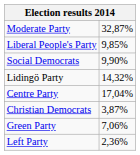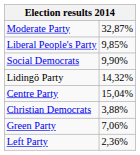(117, 93) 17,04% -> (117, 93) 15,04%
(115, 110) 3,87% -> (115, 110) 3,88%
